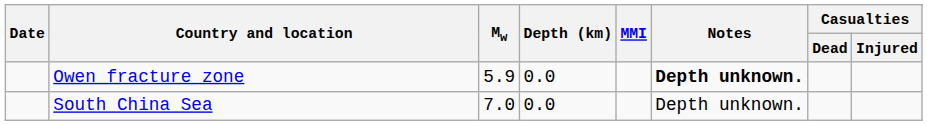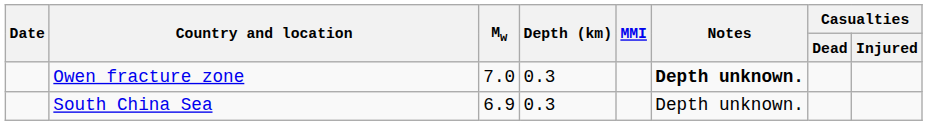(499, 77) 5.9 -> (499, 77) 7.0
(540, 77) 0.0 -> (540, 77) 0.3
(499, 106) 7.0 -> (499, 106) 6.9
(540, 106) 0.0 -> (540, 106) 0.3
